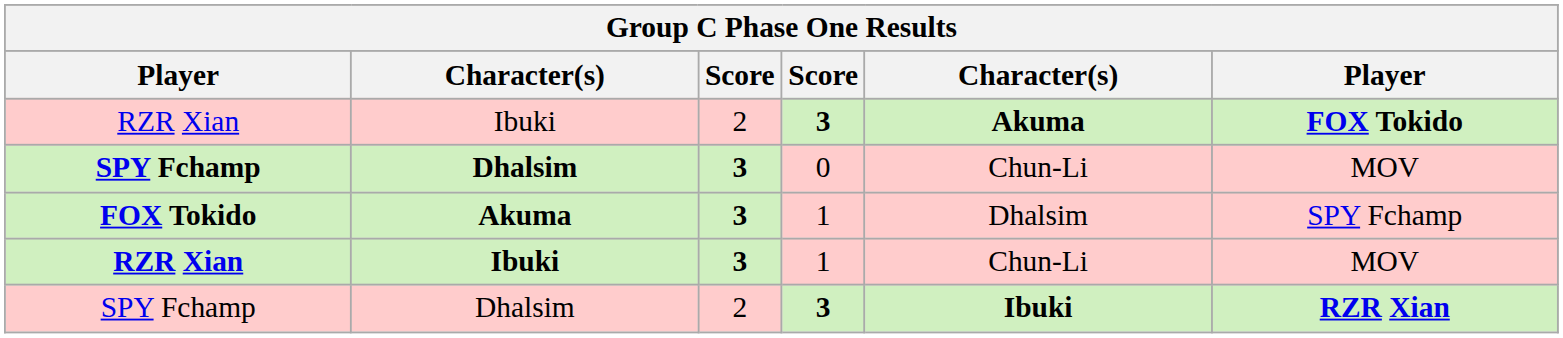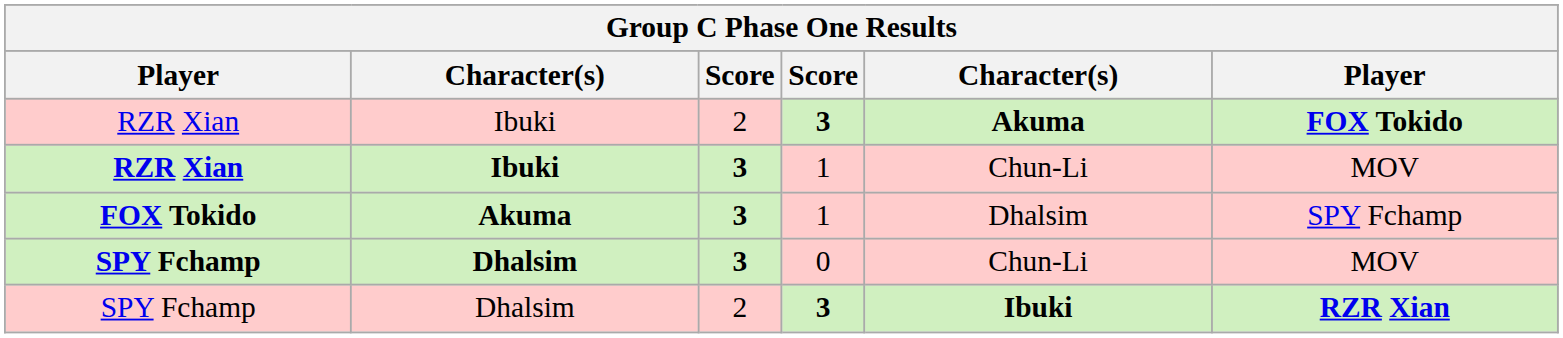rows swapped: (178, 167) <-> (178, 261)
